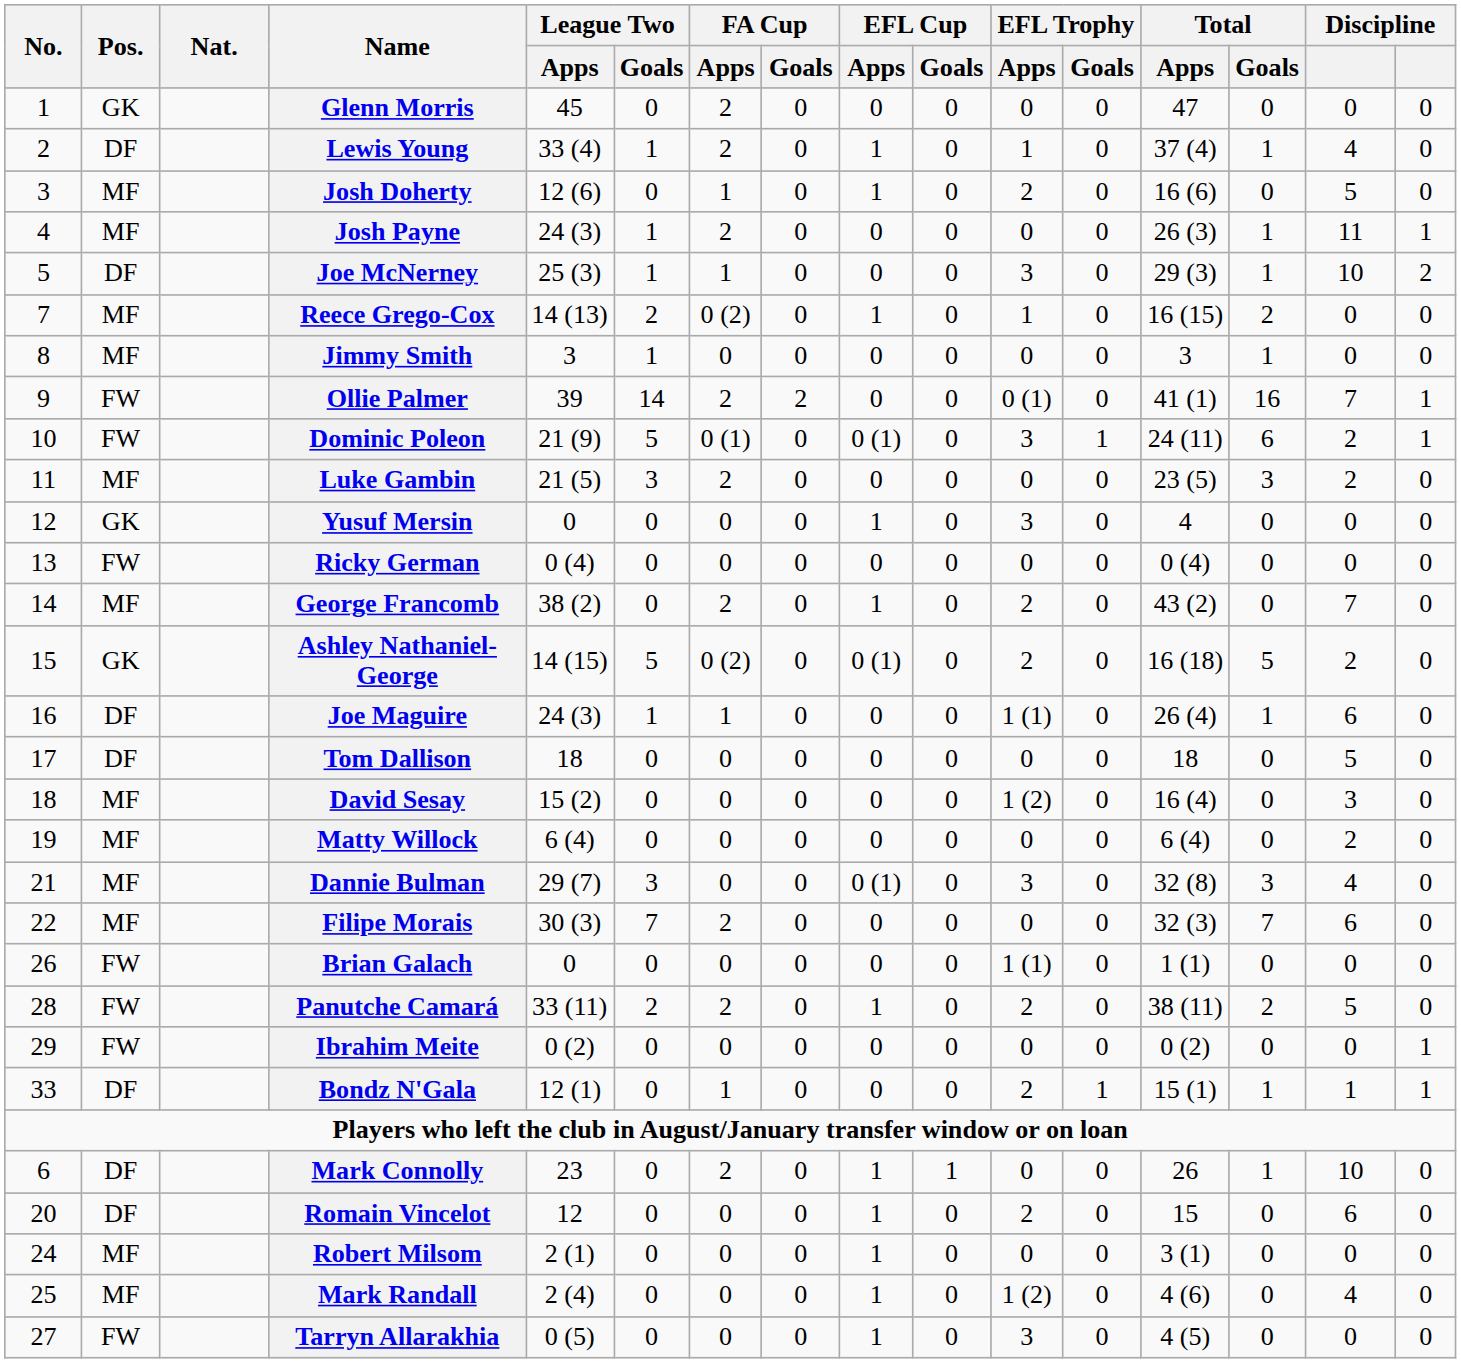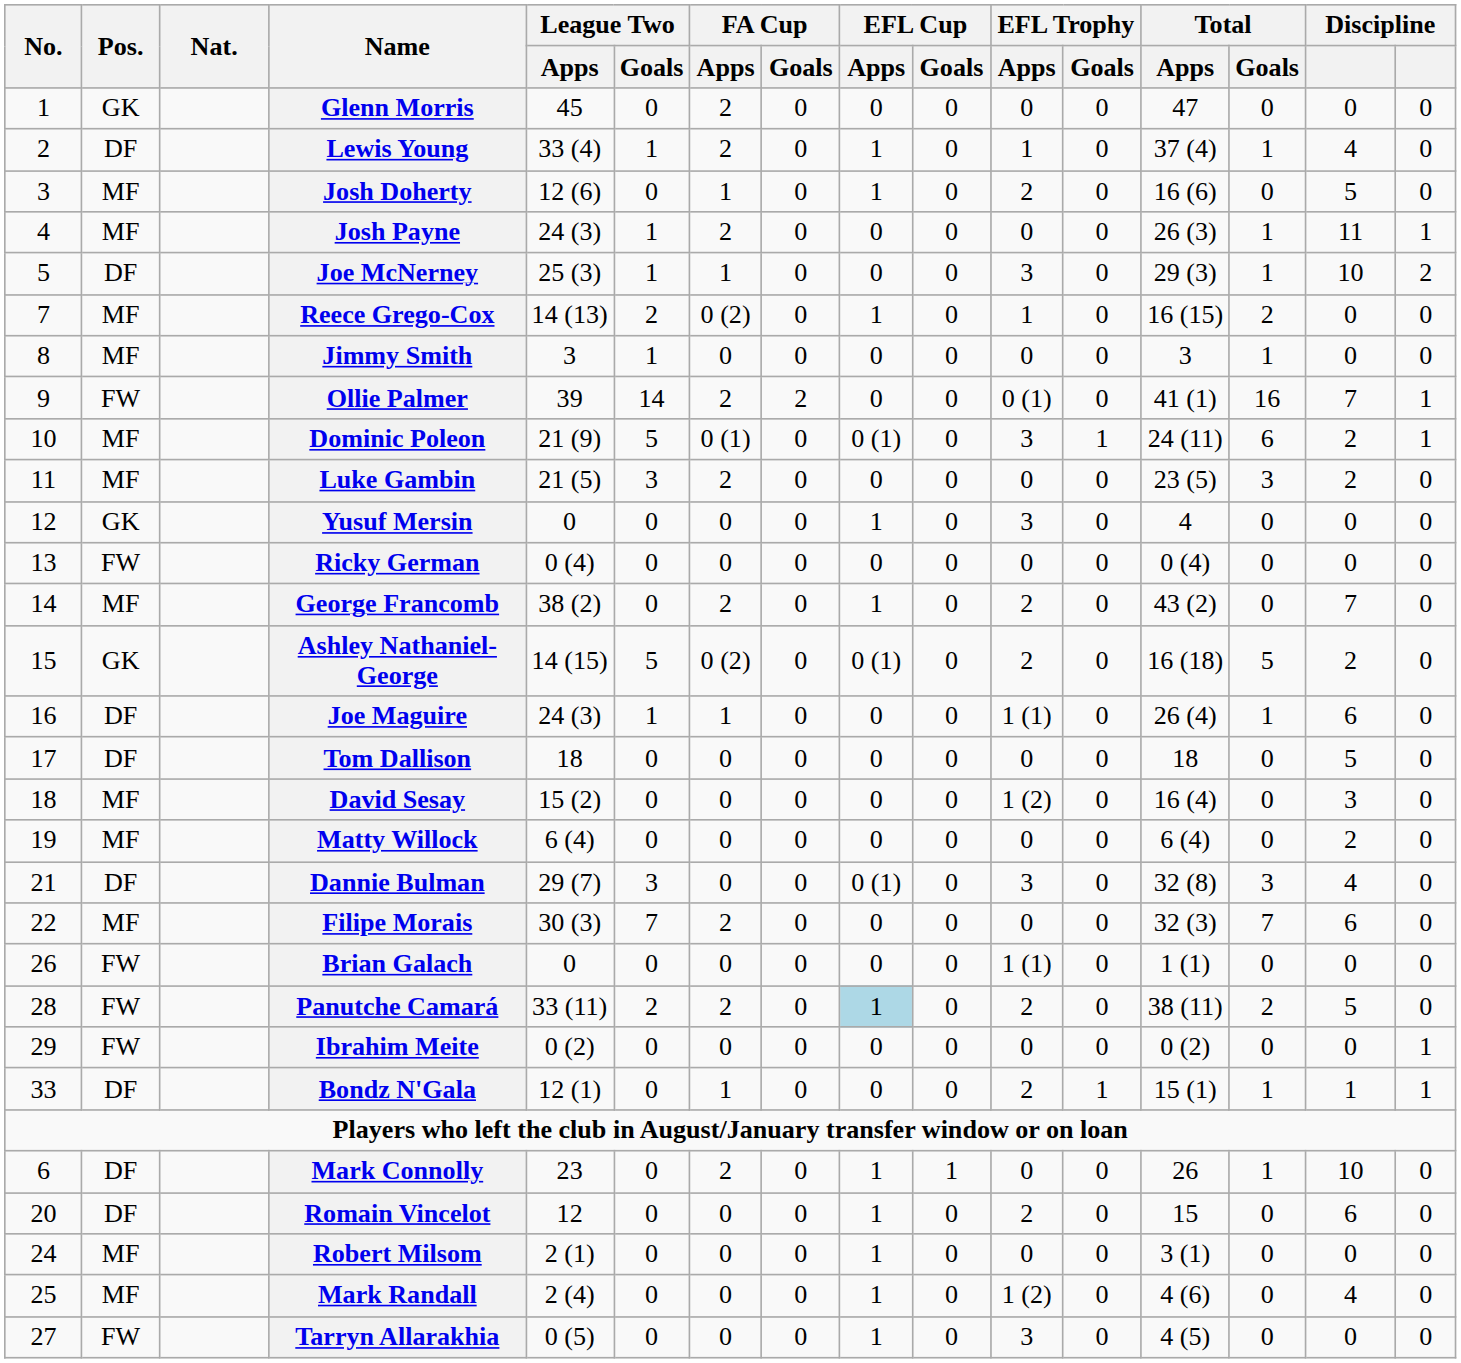(121, 438) FW -> (121, 438) MF
(121, 881) MF -> (121, 881) DF
(876, 1005) no background -> (876, 1005) lightblue background
